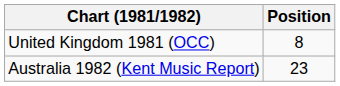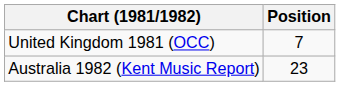(299, 42) 8 -> (299, 42) 7
